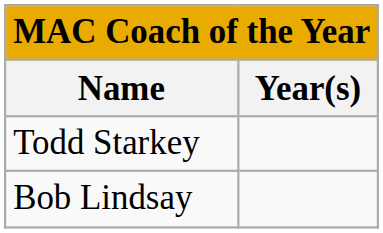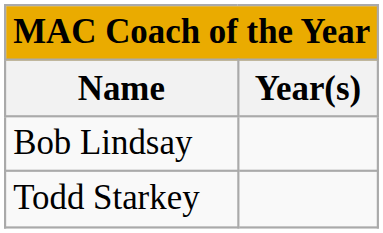rows swapped: (103, 198) <-> (106, 142)
